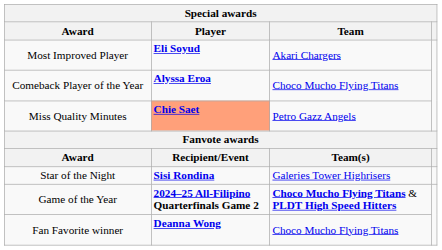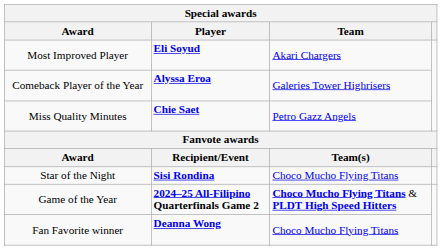(335, 85) Choco Mucho Flying Titans -> (331, 85) Galeries Tower Highrisers
(176, 109) lightsalmon background -> (176, 109) no background
(331, 175) Galeries Tower Highrisers -> (335, 175) Choco Mucho Flying Titans
